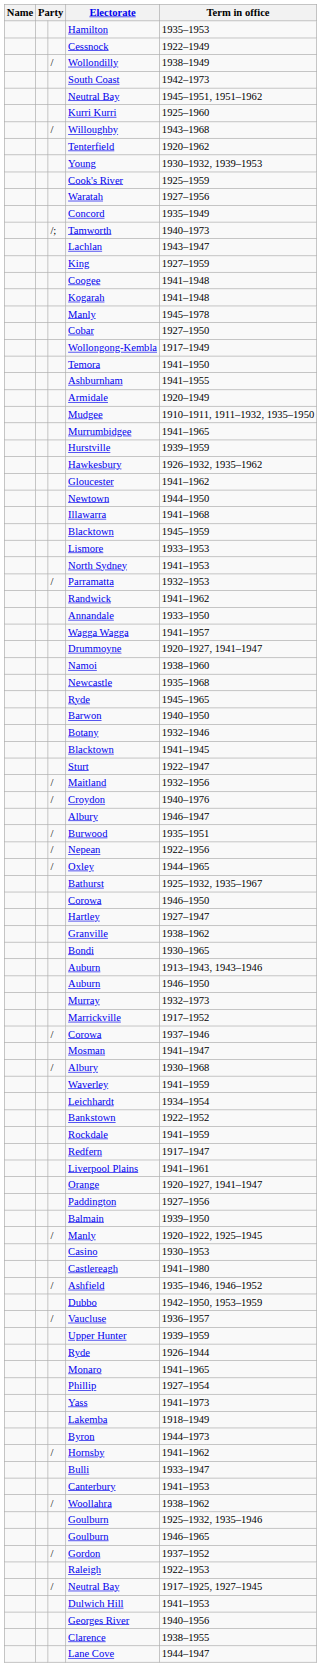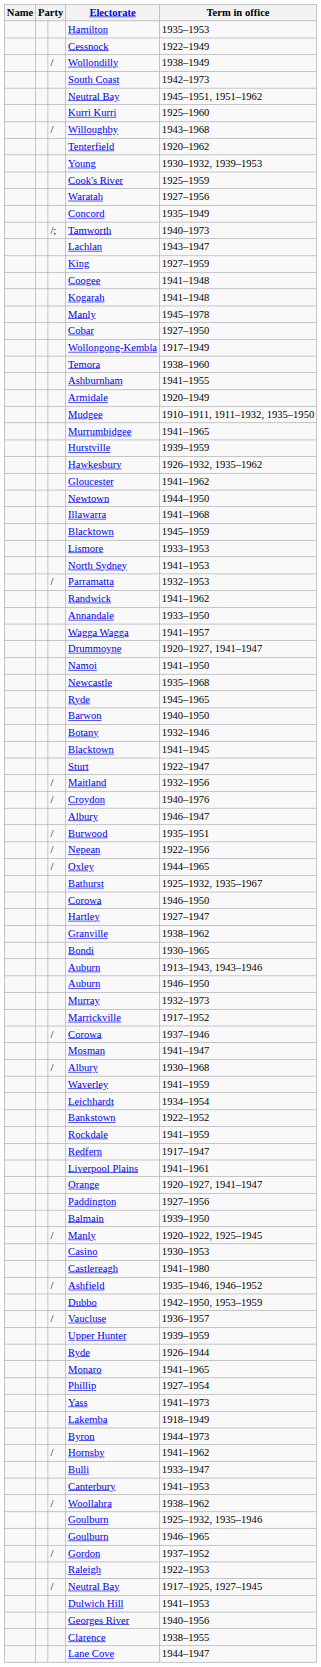(186, 364) 1941–1950 -> (186, 364) 1938–1960
(186, 666) 1938–1960 -> (186, 666) 1941–1950
